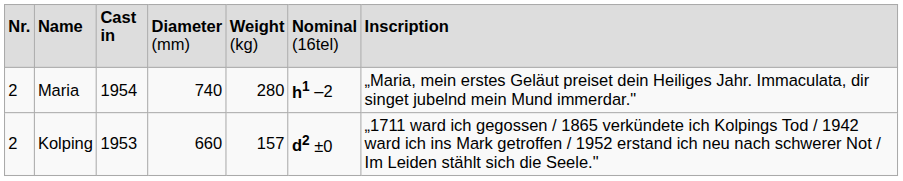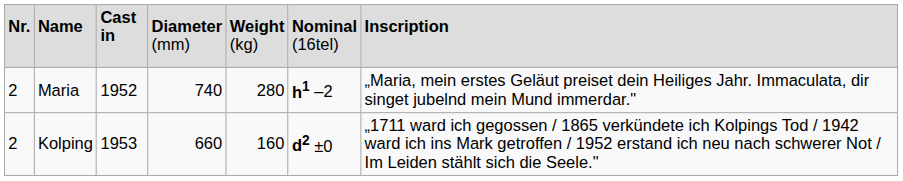(119, 90) 1954 -> (119, 90) 1952
(271, 144) 157 -> (271, 144) 160
